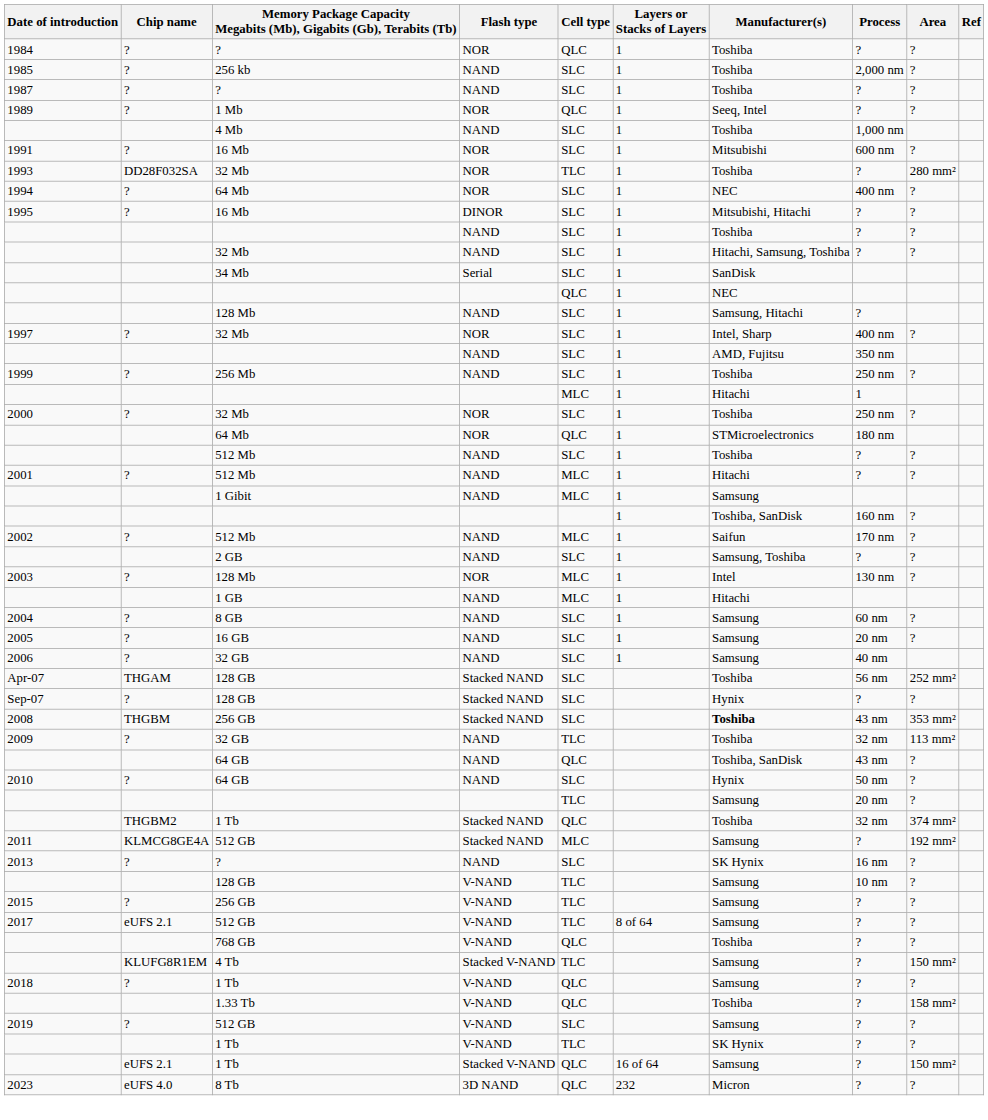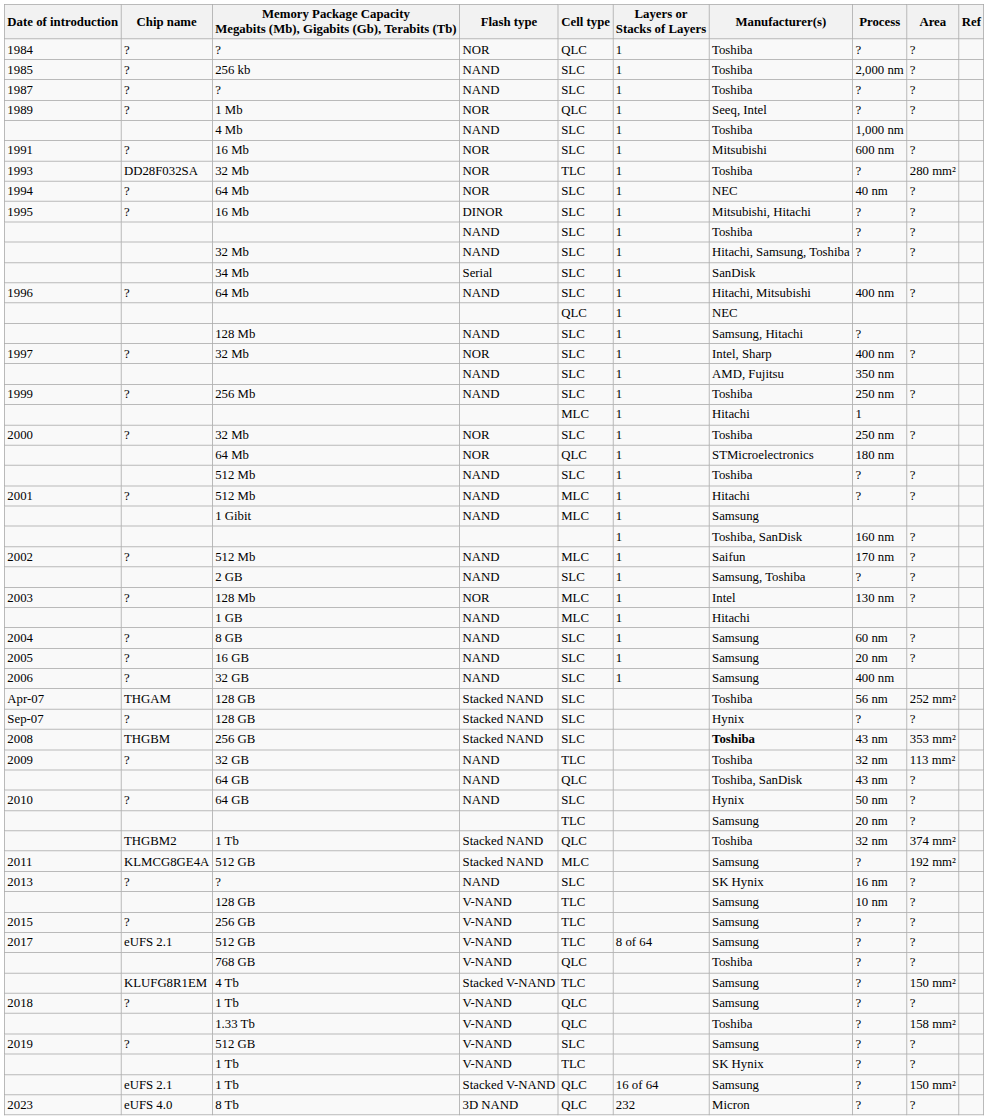(875, 191) 400 nm -> (872, 191) 40 nm
+ row: (20, 292)
(872, 658) 40 nm -> (875, 678) 400 nm
